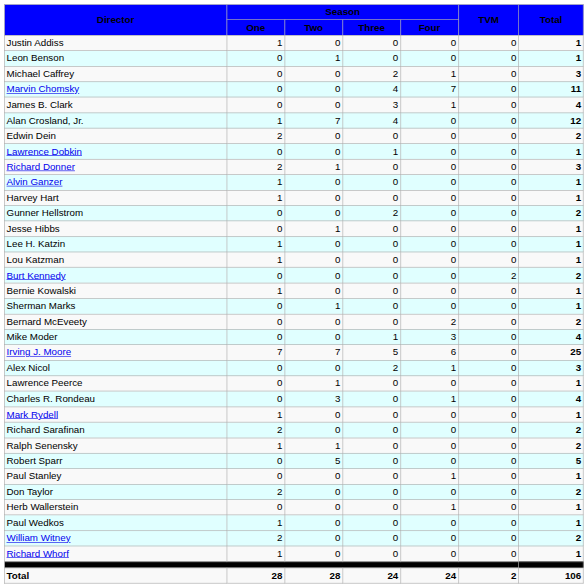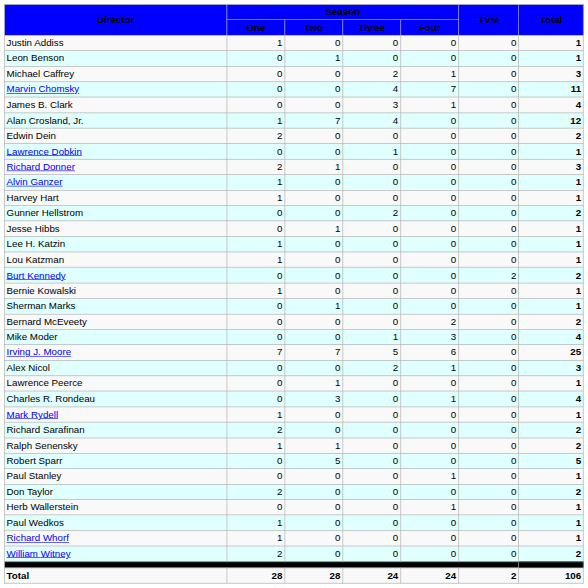rows swapped: (38, 553) <-> (39, 538)
